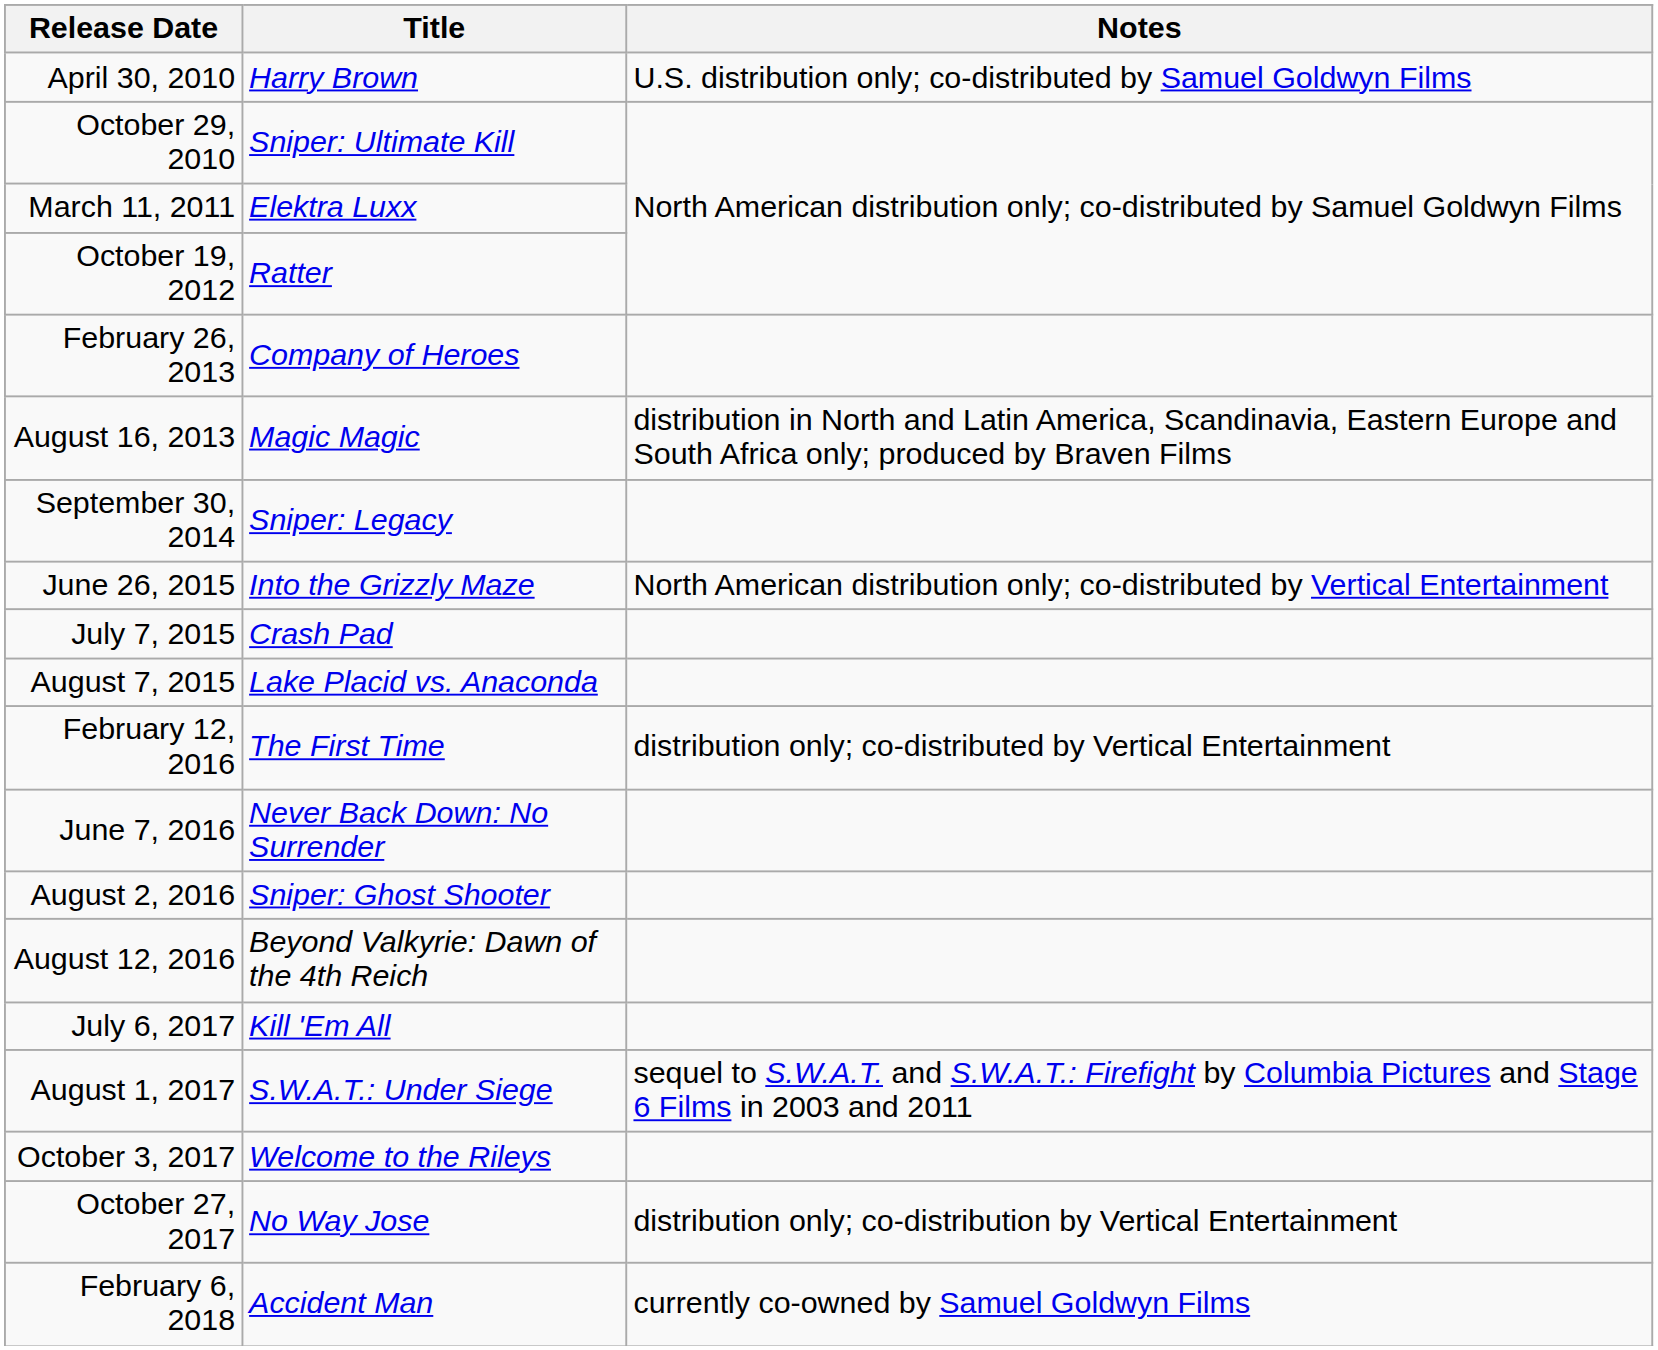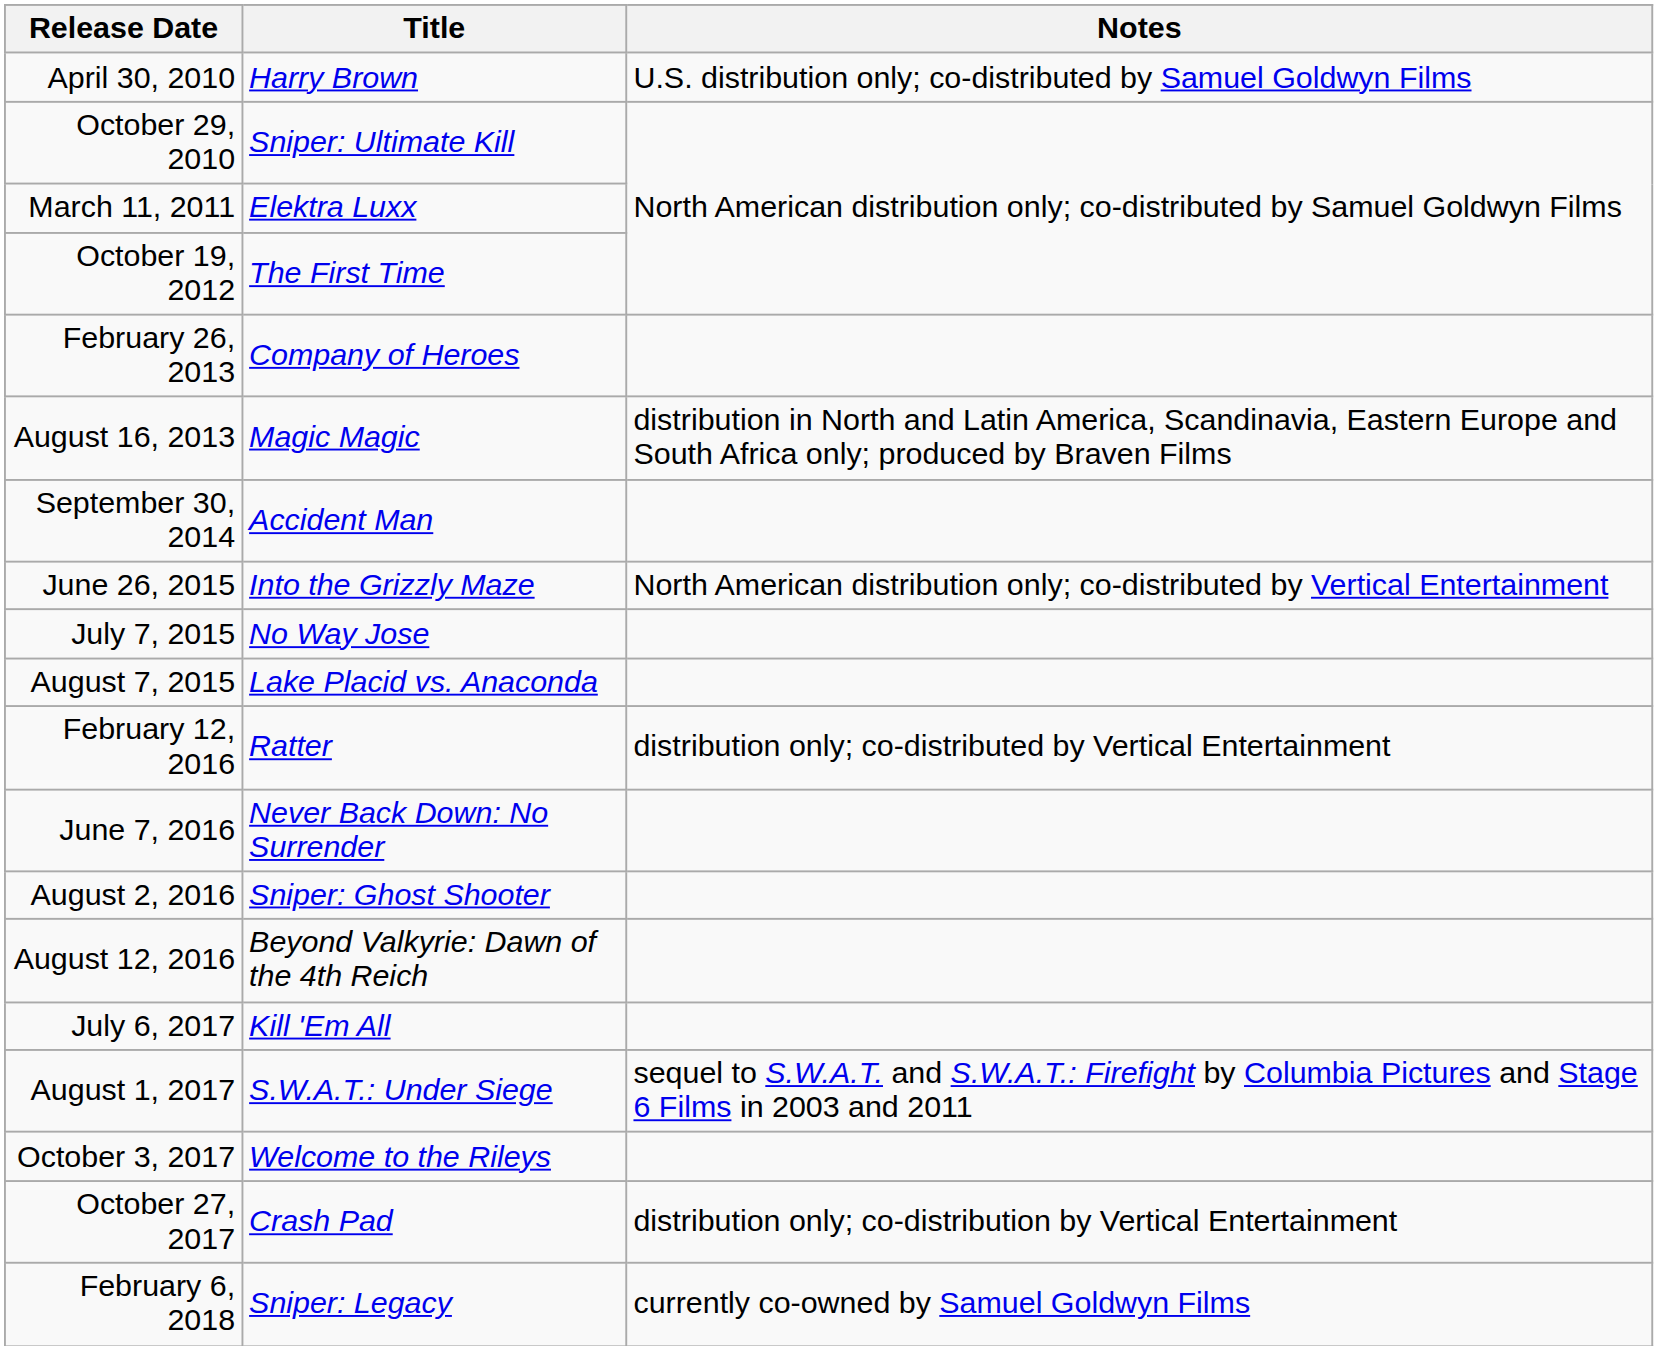(290, 272) Ratter -> (347, 272) The First Time
(350, 519) Sniper: Legacy -> (341, 519) Accident Man
(321, 633) Crash Pad -> (339, 633) No Way Jose
(347, 747) The First Time -> (290, 747) Ratter
(339, 1221) No Way Jose -> (321, 1221) Crash Pad
(341, 1303) Accident Man -> (350, 1303) Sniper: Legacy
